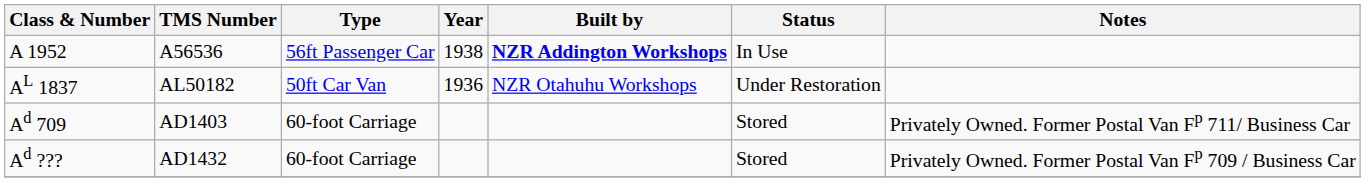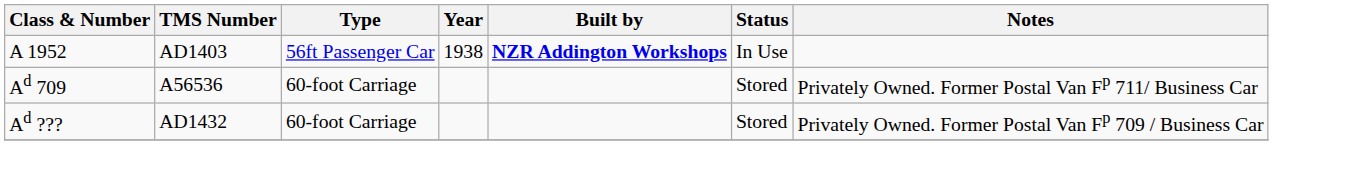(191, 51) A56536 -> (193, 51) AD1403
- row: (43, 85)
(193, 121) AD1403 -> (191, 85) A56536
